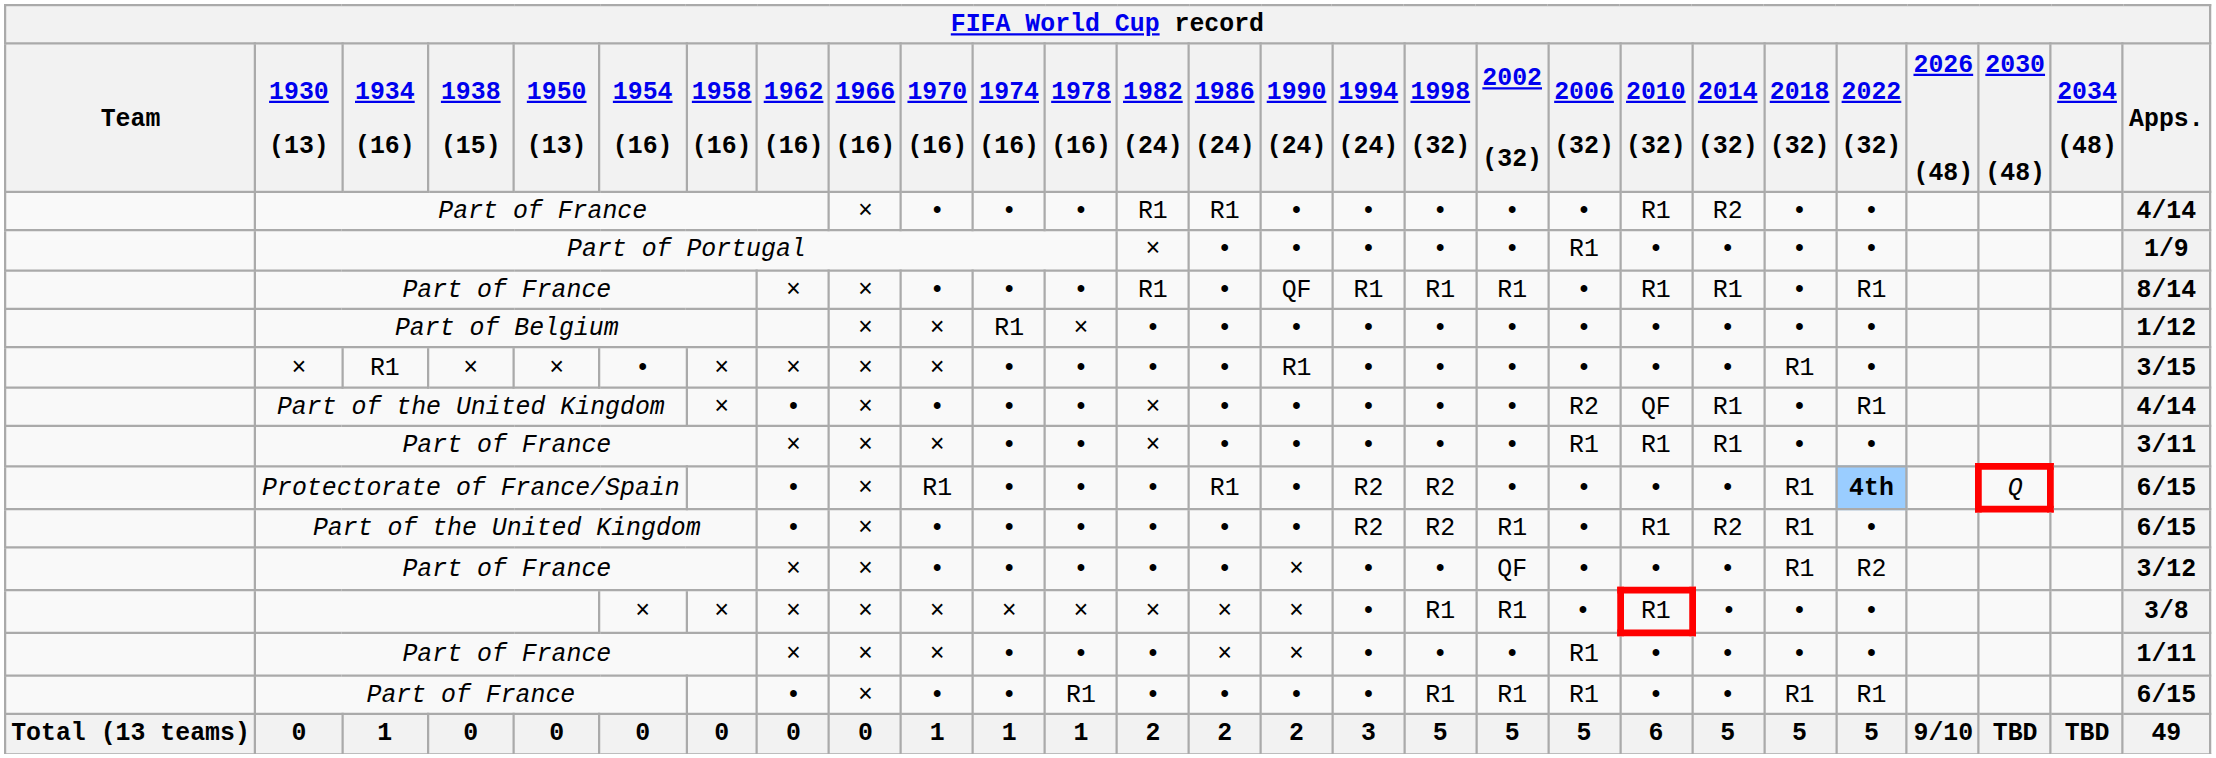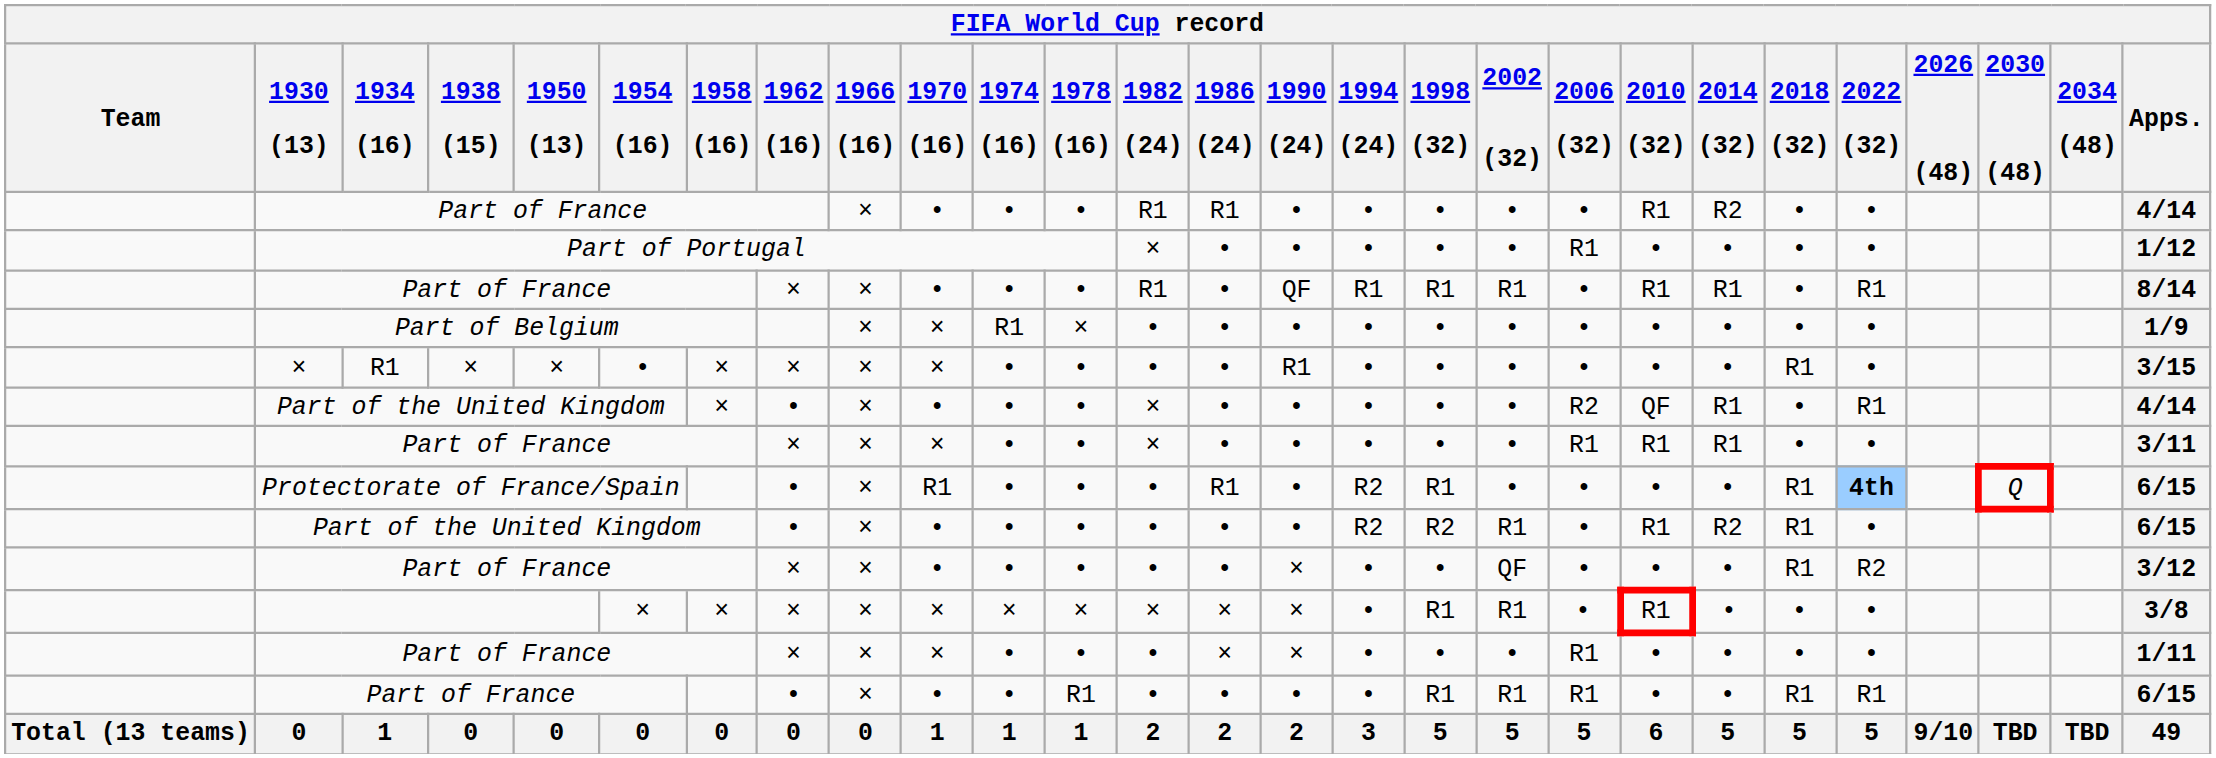(2166, 250) 1/9 -> (2166, 250) 1/12
(2166, 329) 1/12 -> (2166, 329) 1/9
(1440, 487) R2 -> (1440, 487) R1
